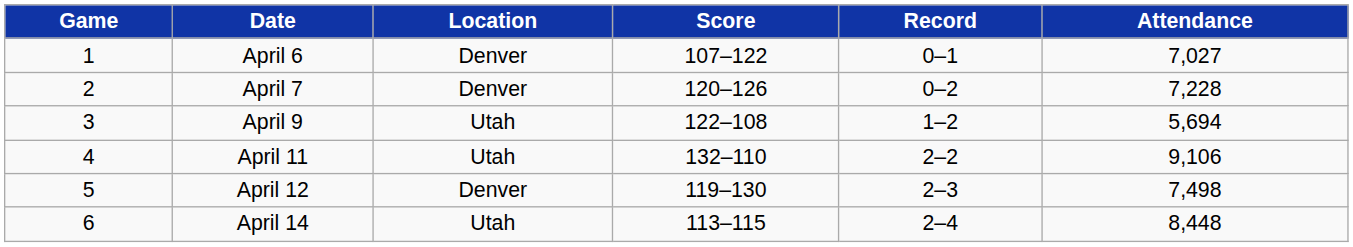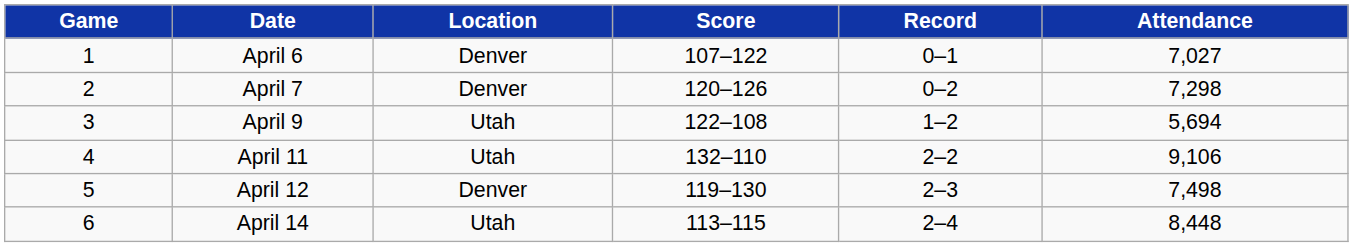(1195, 88) 7,228 -> (1195, 88) 7,298
